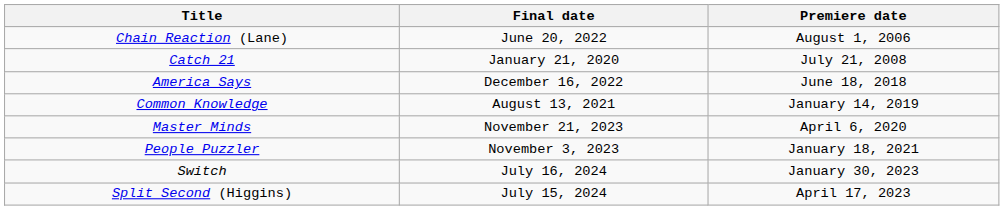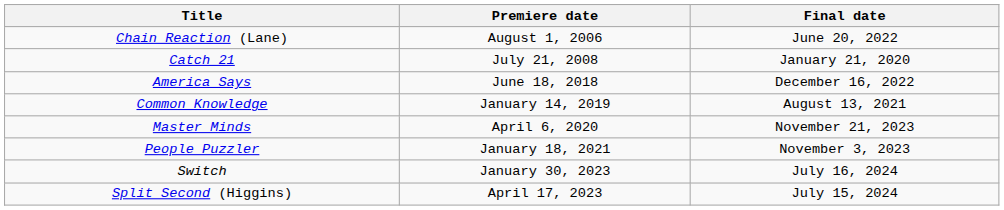columns swapped: (853, 16) <-> (554, 16)
